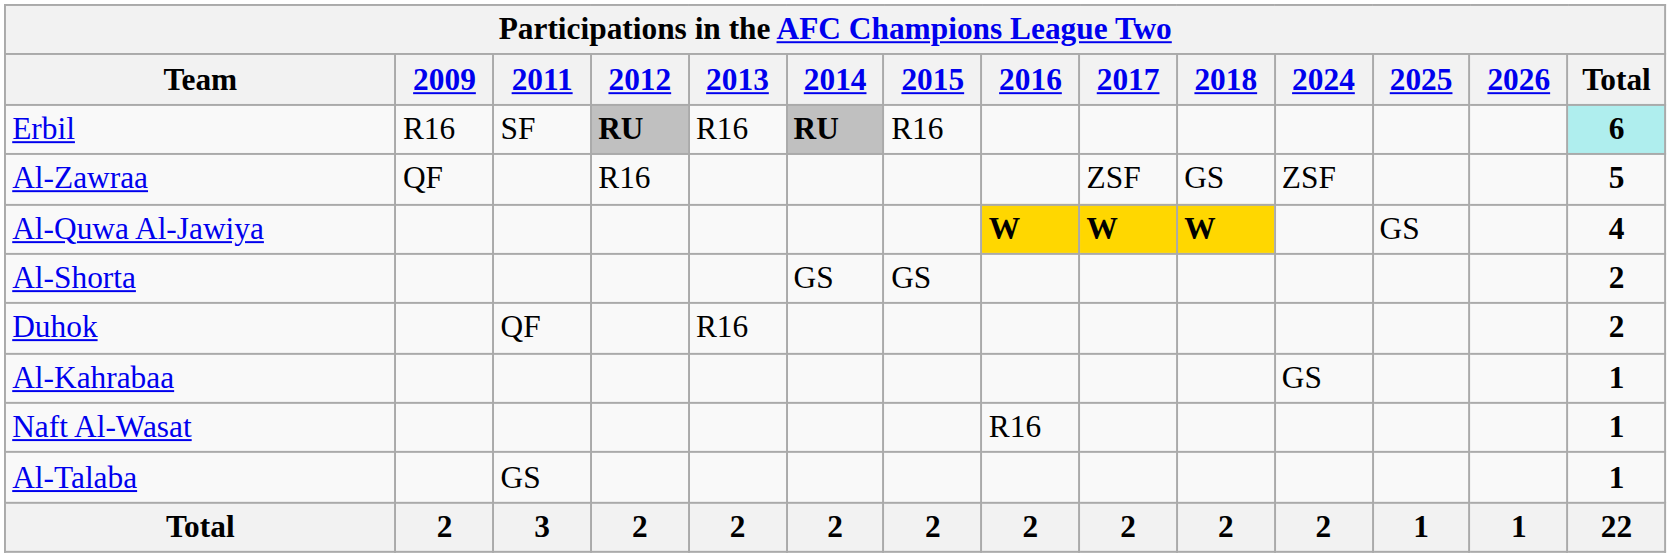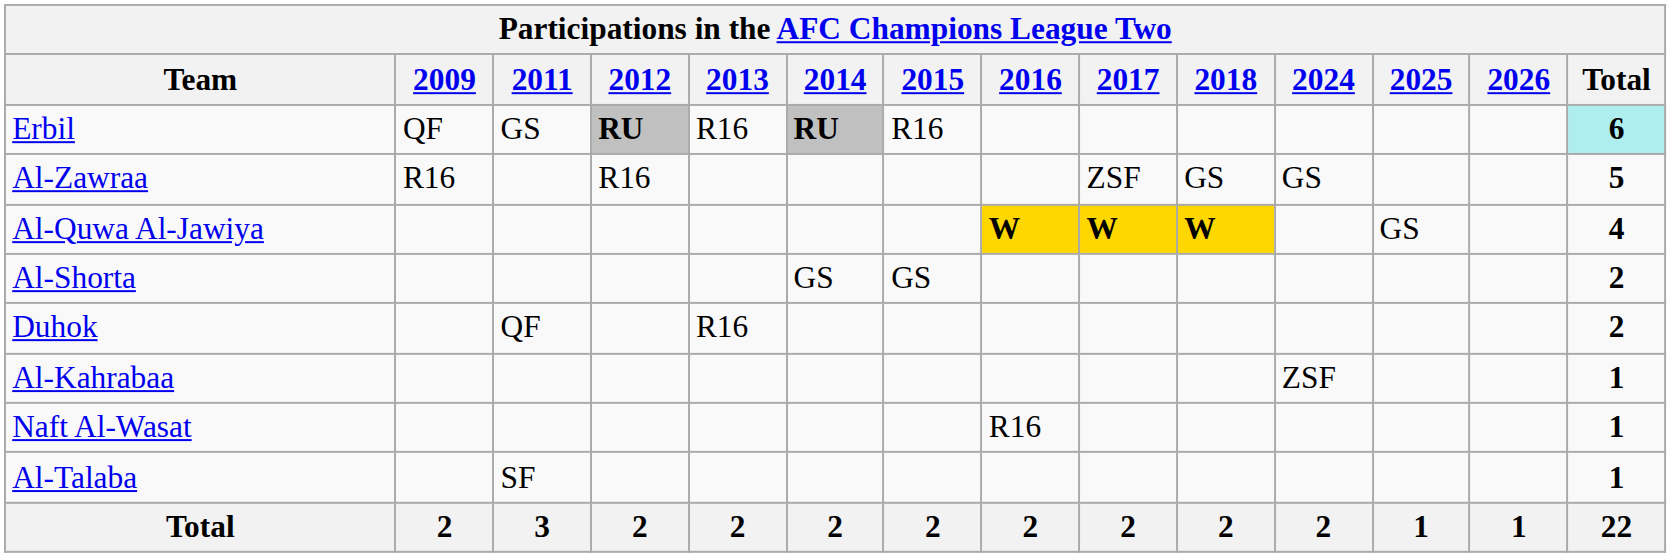(429, 128) R16 -> (423, 128) QF
(518, 128) SF -> (521, 128) GS
(423, 178) QF -> (429, 178) R16
(1309, 178) ZSF -> (1302, 178) GS
(1302, 377) GS -> (1309, 377) ZSF
(521, 476) GS -> (518, 476) SF
